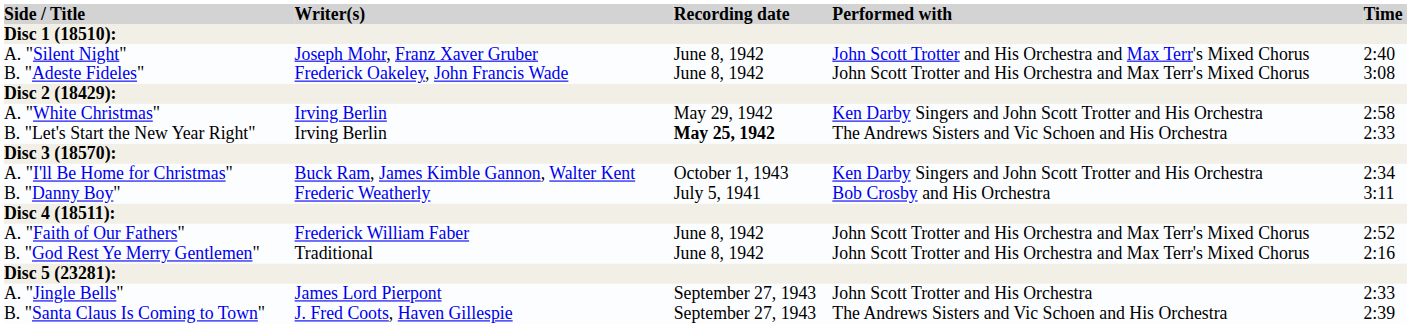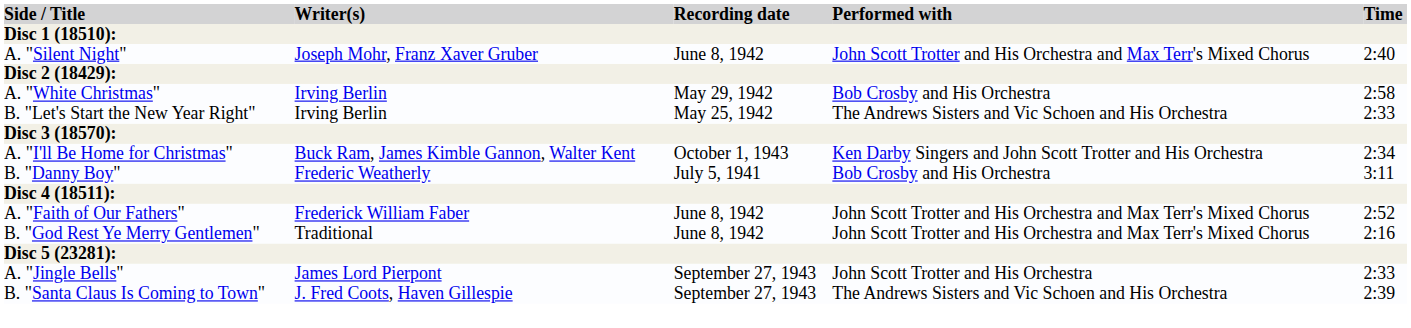- row: (74, 73)
(1048, 113) Ken Darby Singers and John Scott Trotter and His Orchestra -> (941, 93) Bob Crosby and His Orchestra
(724, 133) bold -> (723, 113) normal
